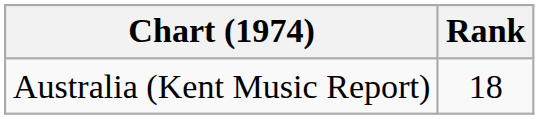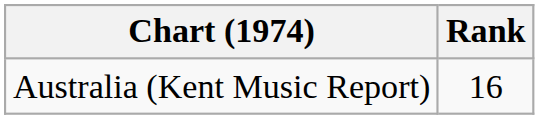(486, 85) 18 -> (486, 85) 16
